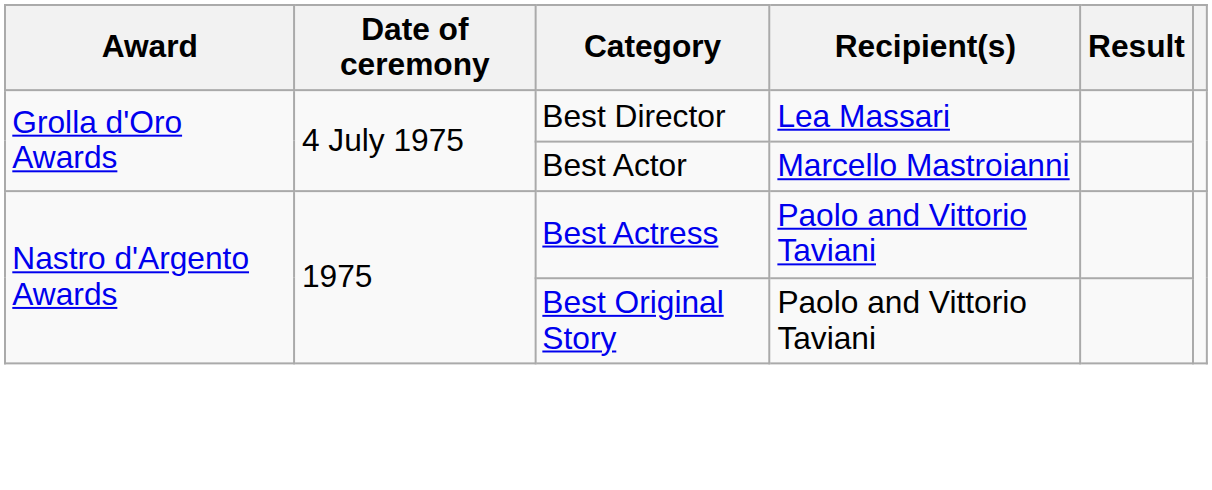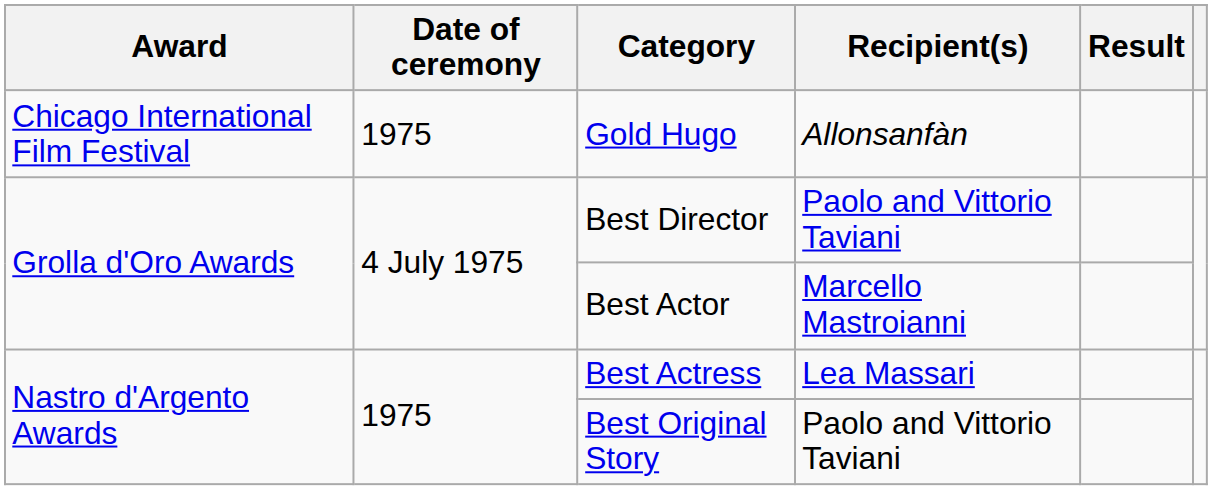+ row: (661, 133)
(864, 115) Lea Massari -> (927, 219) Paolo and Vittorio Taviani
(902, 233) Paolo and Vittorio Taviani -> (889, 373) Lea Massari
